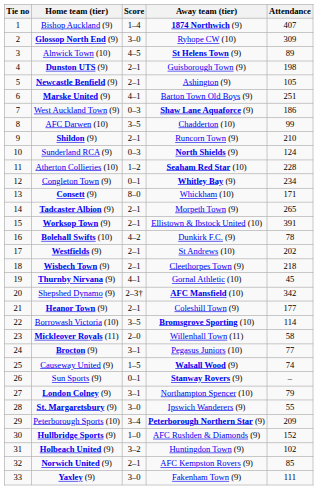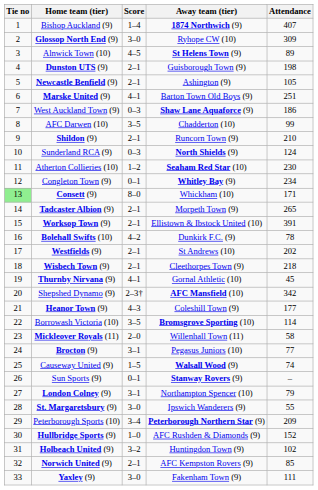(290, 166) 228 -> (290, 166) 230
(18, 194) no background -> (18, 194) lightgreen background
(134, 308) 2–1 -> (134, 308) 4–3
